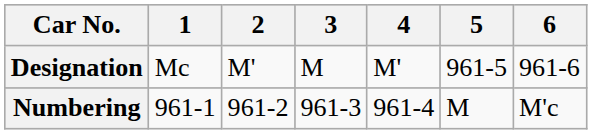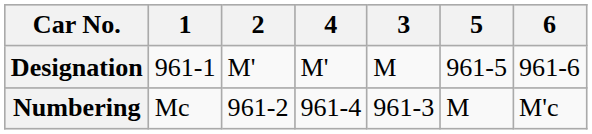columns swapped: (331, 25) <-> (404, 25)
(172, 66) Mc -> (185, 66) 961-1
(185, 107) 961-1 -> (172, 107) Mc
